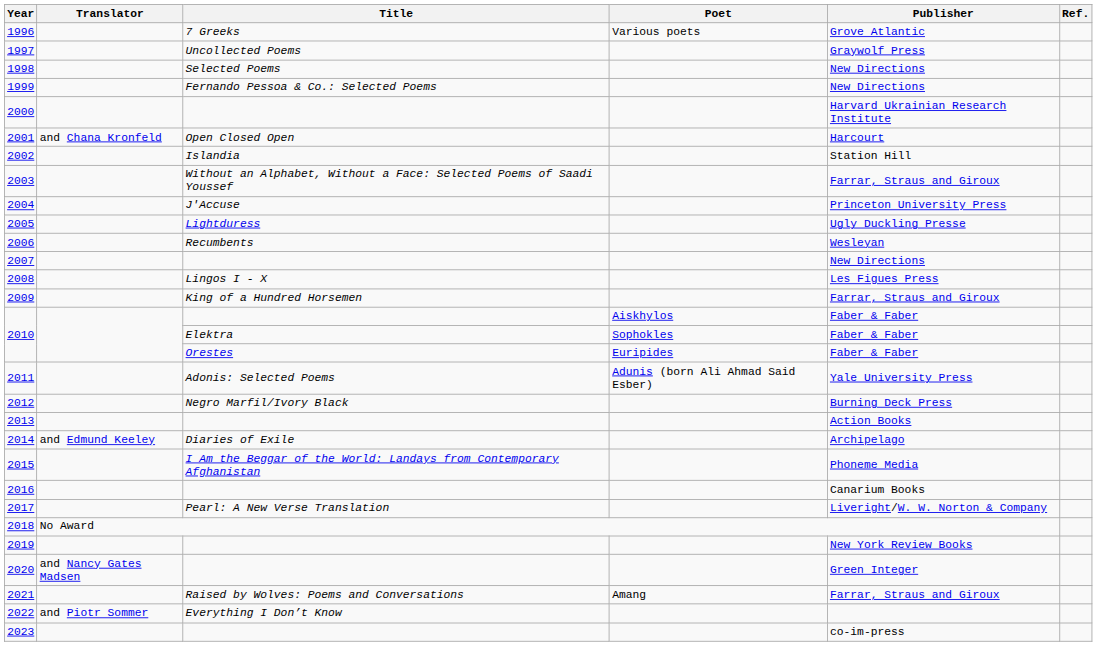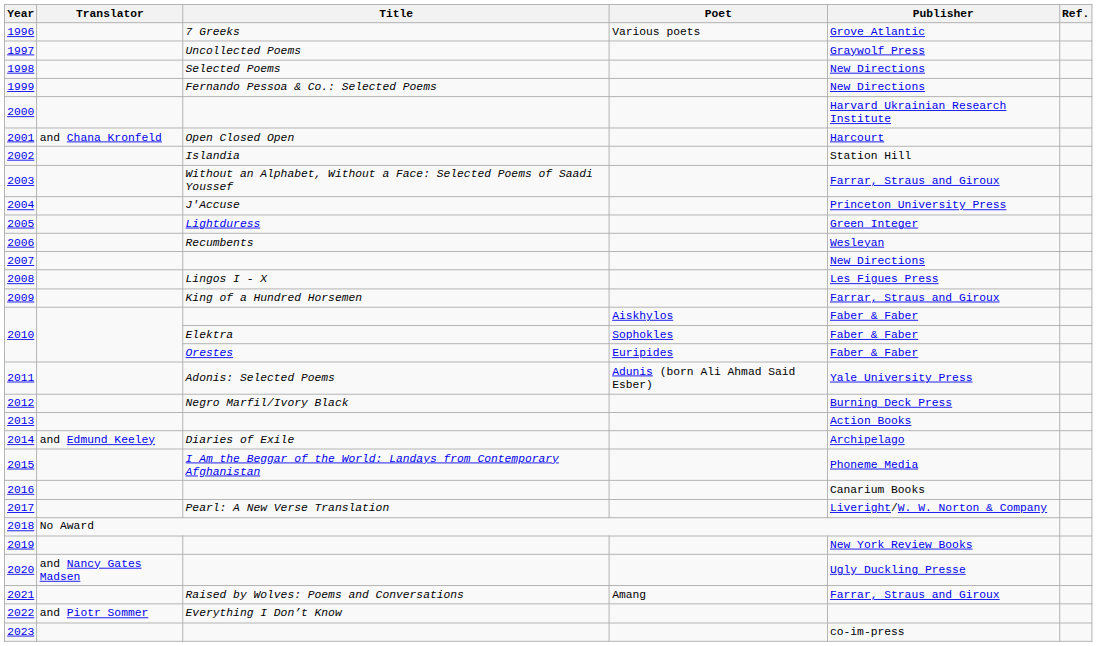(898, 224) Ugly Duckling Presse -> (874, 224) Green Integer
(874, 570) Green Integer -> (898, 570) Ugly Duckling Presse
